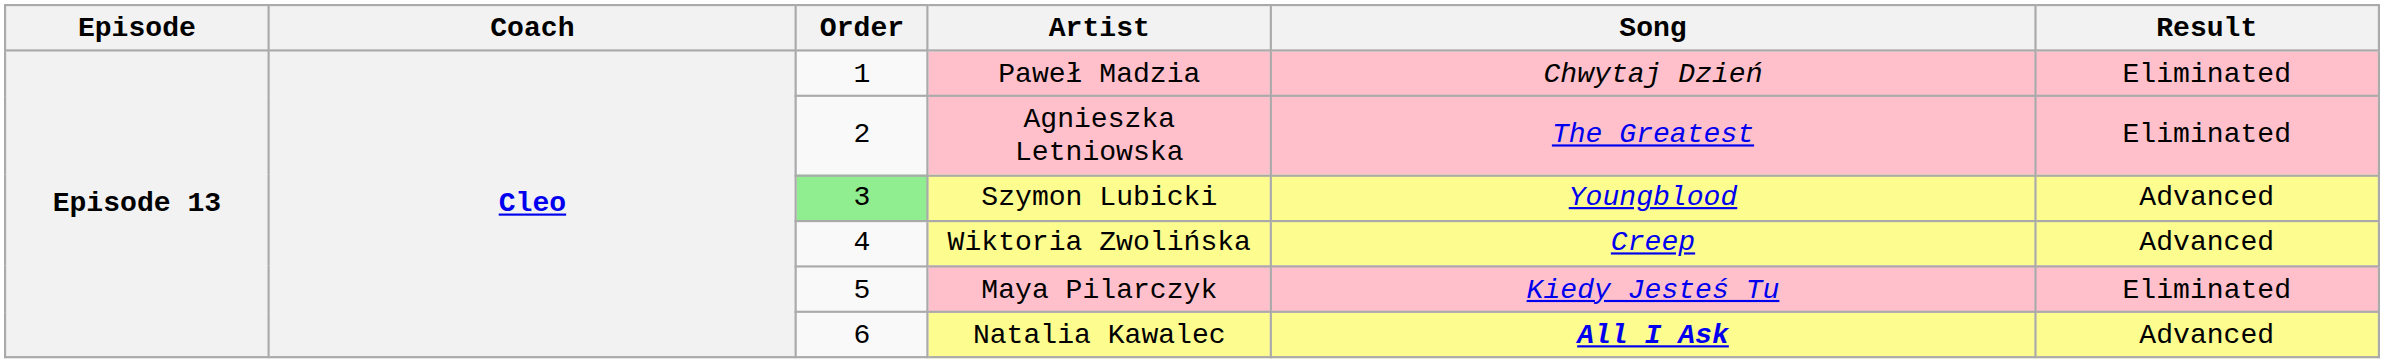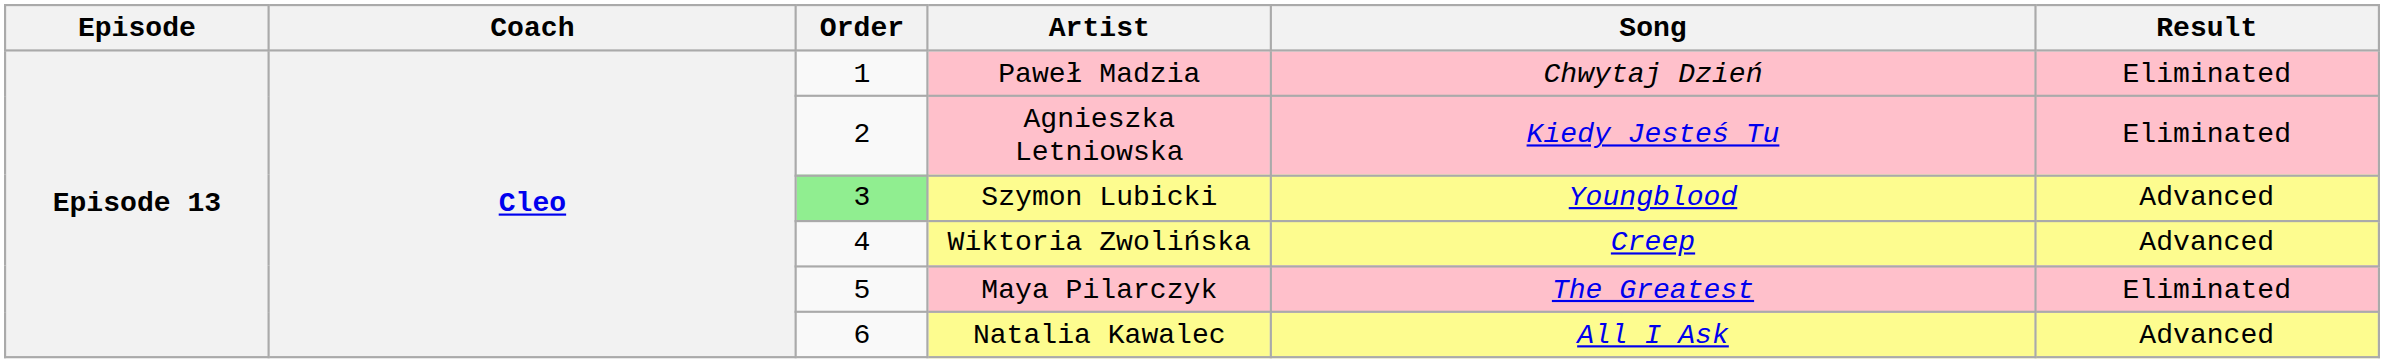(1653, 136) The Greatest -> (1653, 136) Kiedy Jesteś Tu
(1653, 289) Kiedy Jesteś Tu -> (1653, 289) The Greatest
(1653, 335) bold -> (1653, 335) normal
